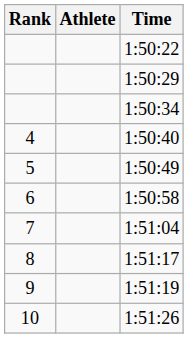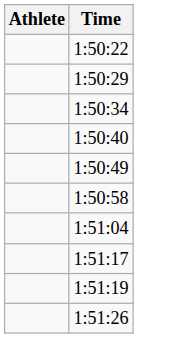- column: (30, 19)
